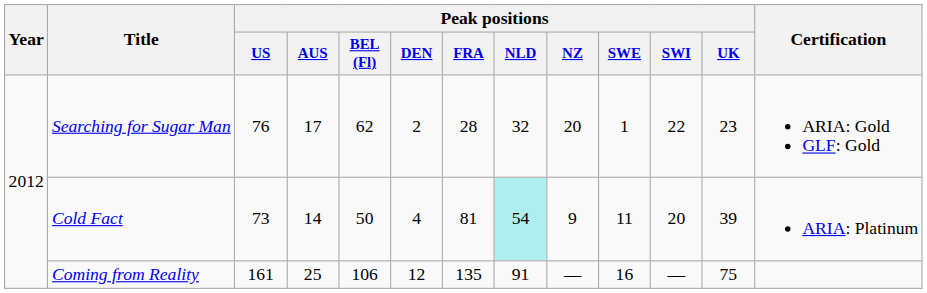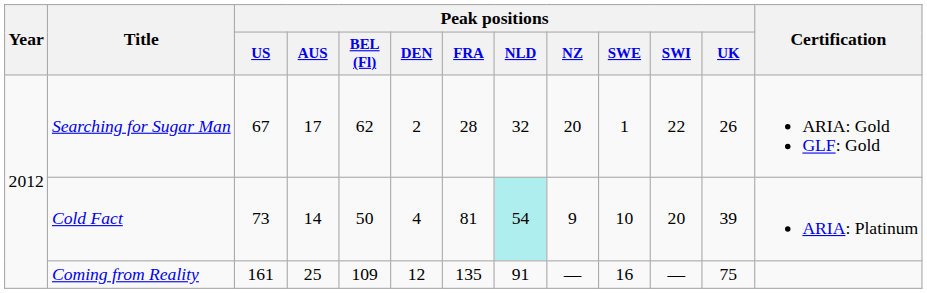(261, 126) 76 -> (261, 126) 67
(728, 126) 23 -> (728, 126) 26
(624, 218) 11 -> (624, 218) 10
(365, 274) 106 -> (365, 274) 109
